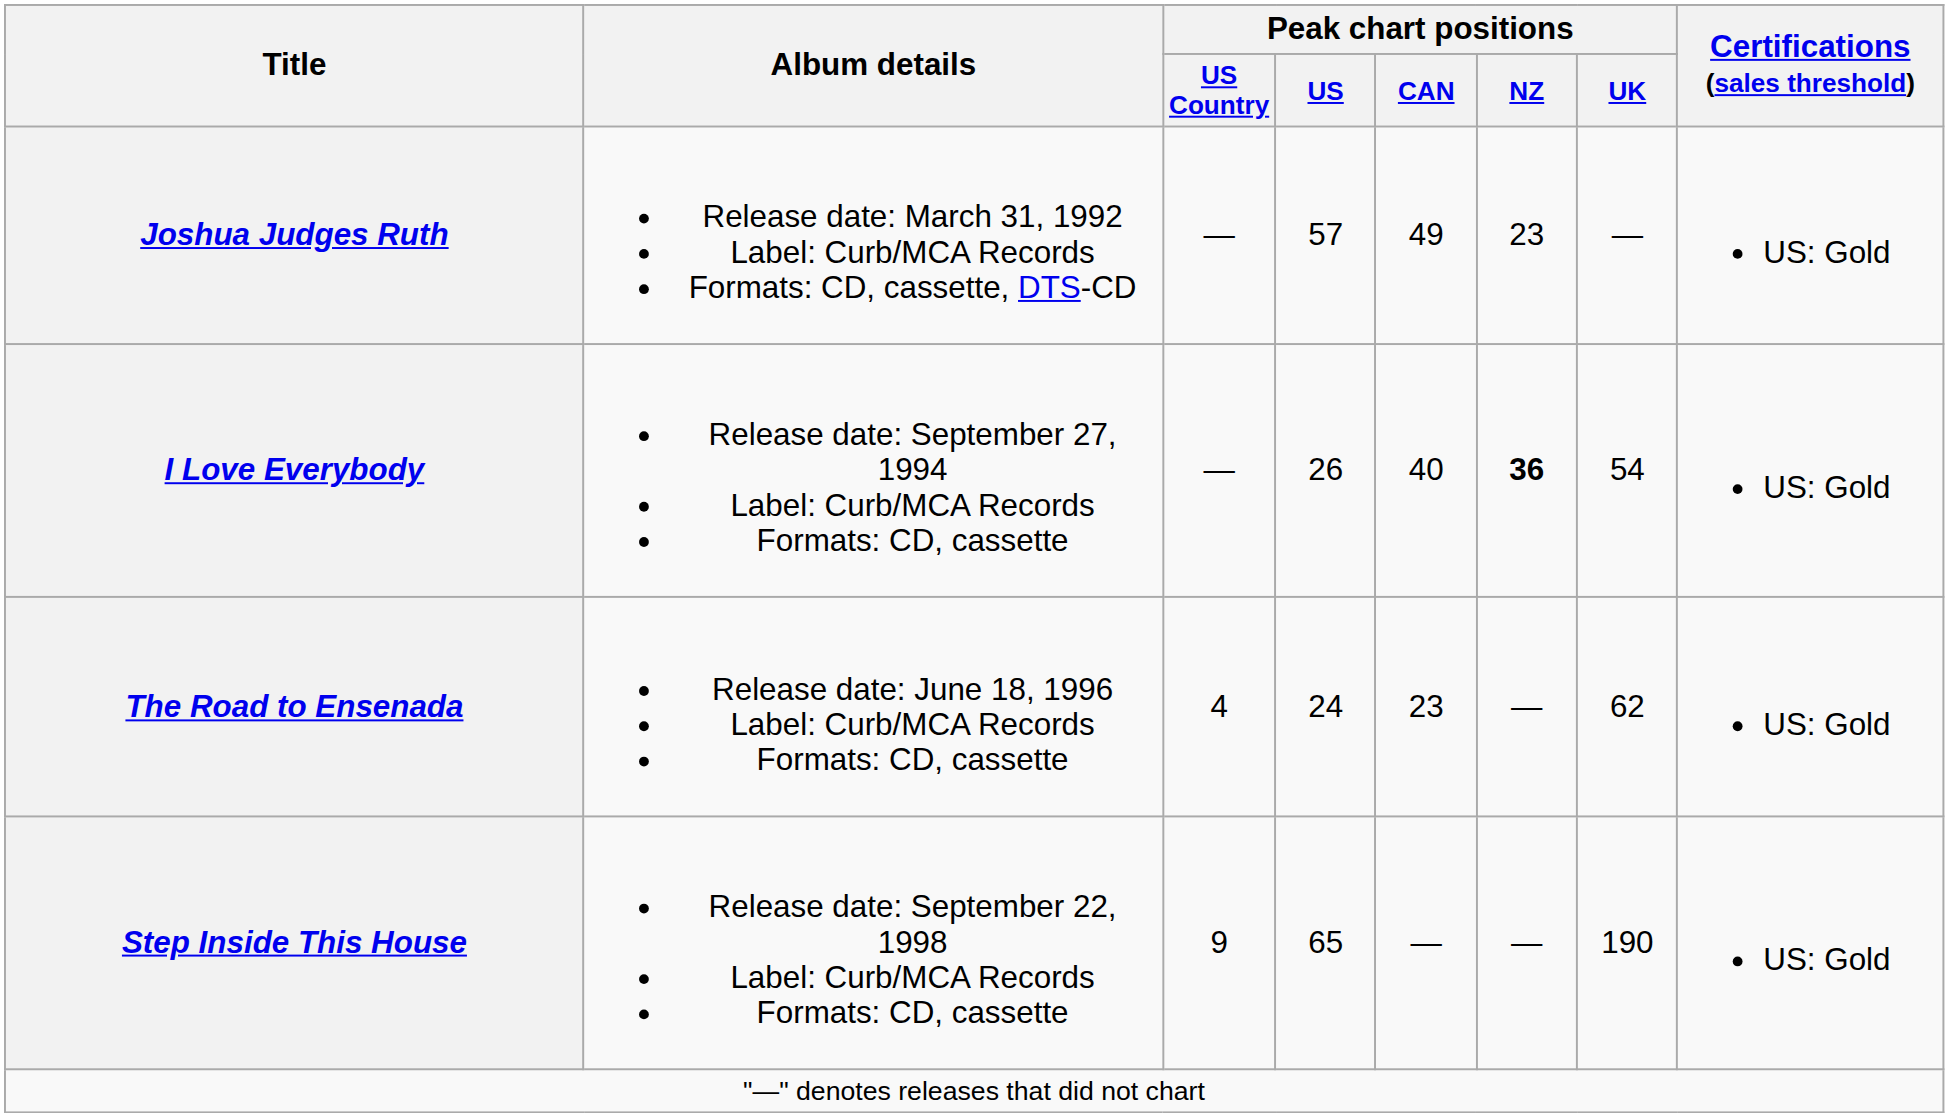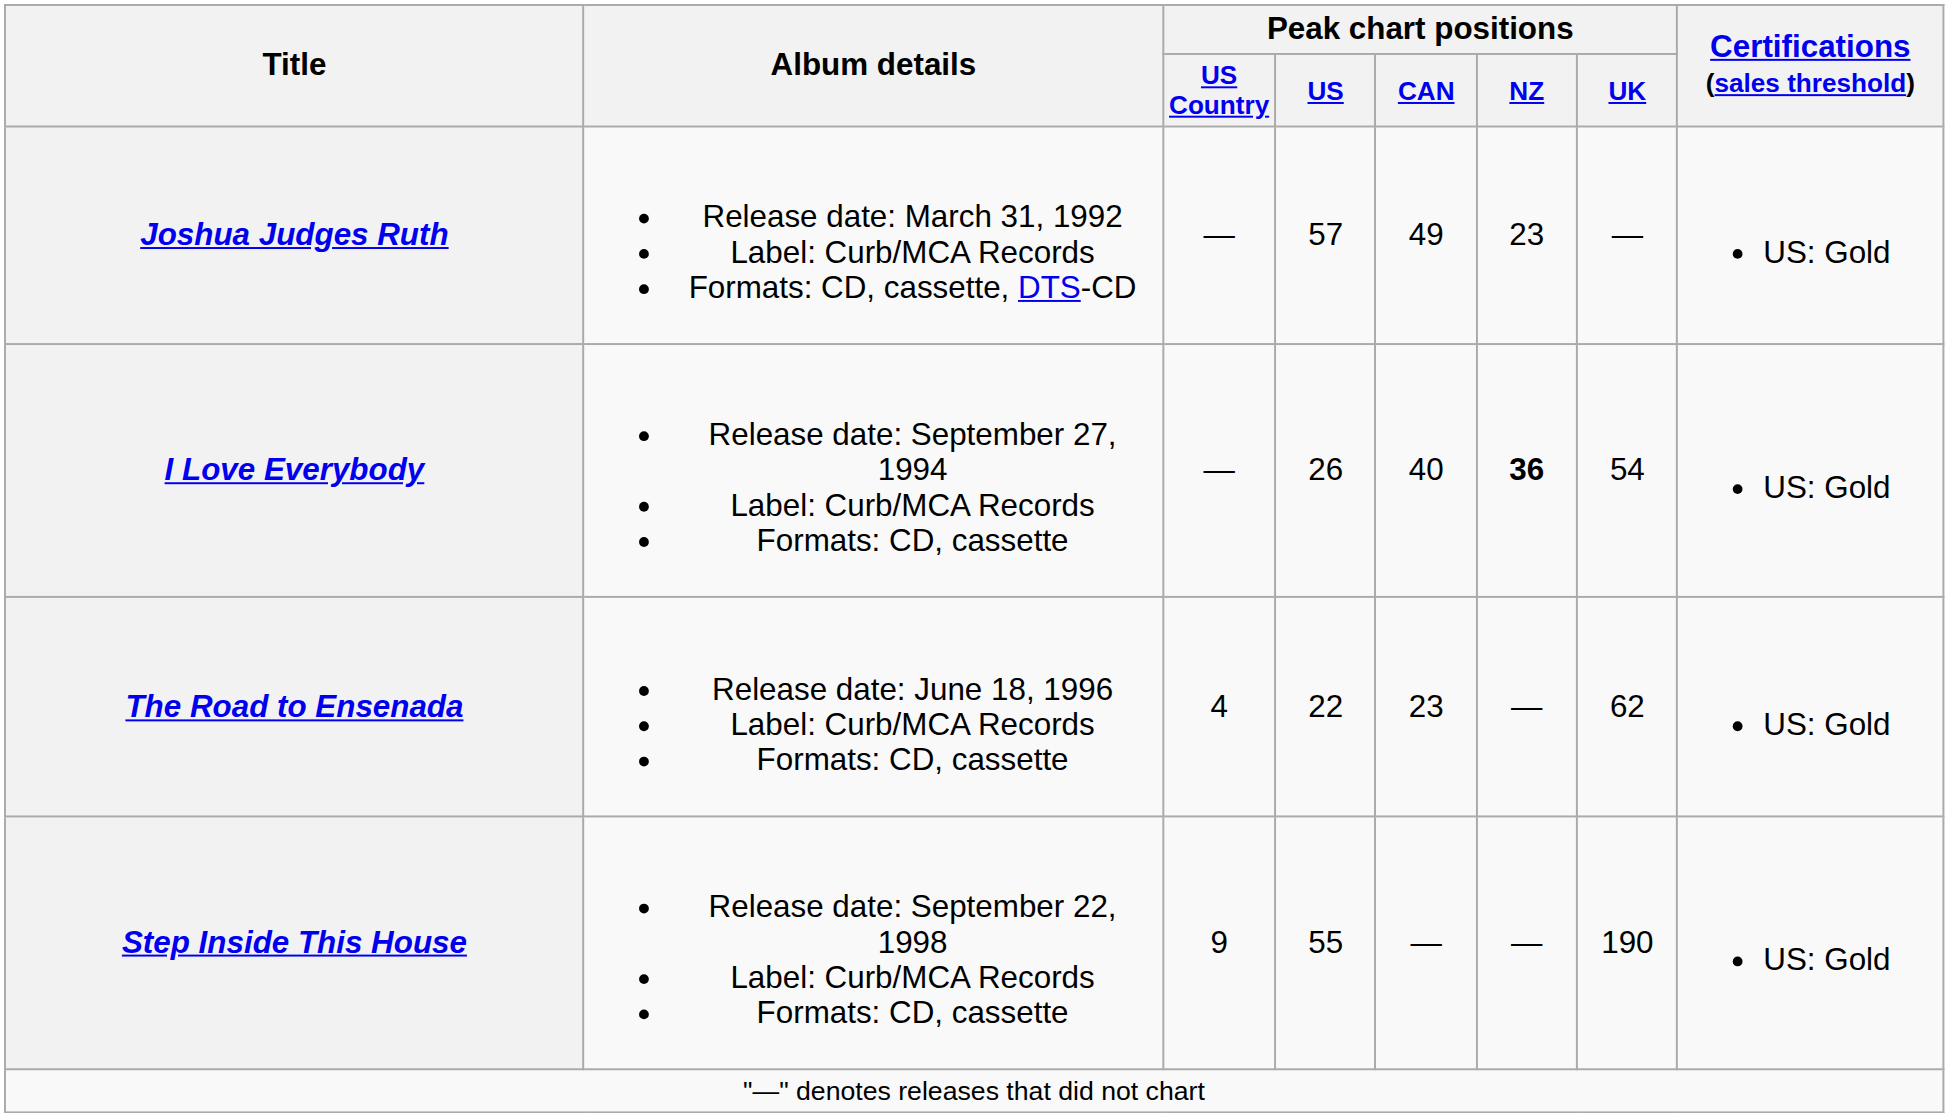(1326, 706) 24 -> (1326, 706) 22
(1326, 942) 65 -> (1326, 942) 55
